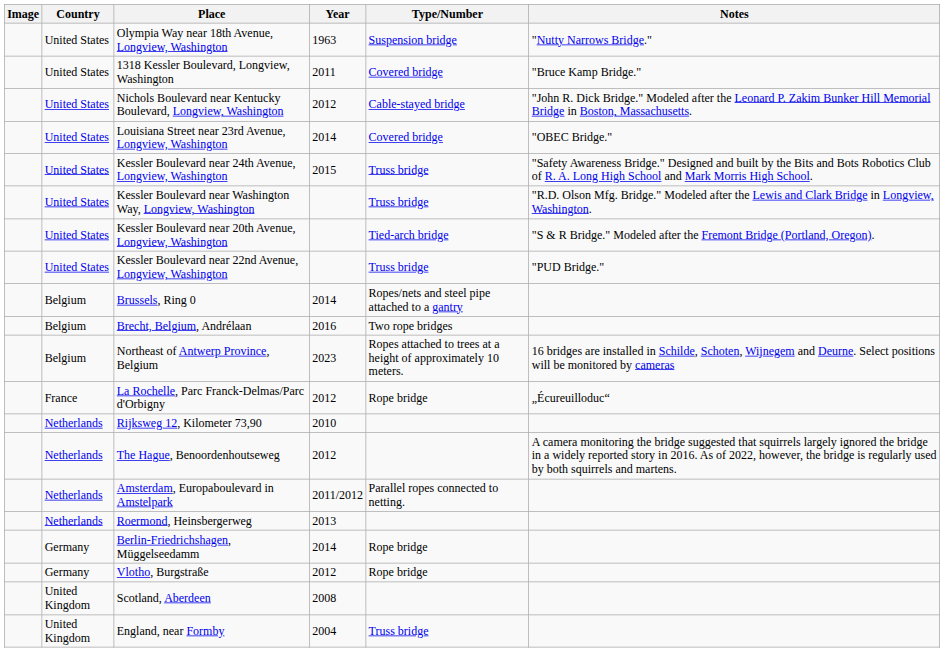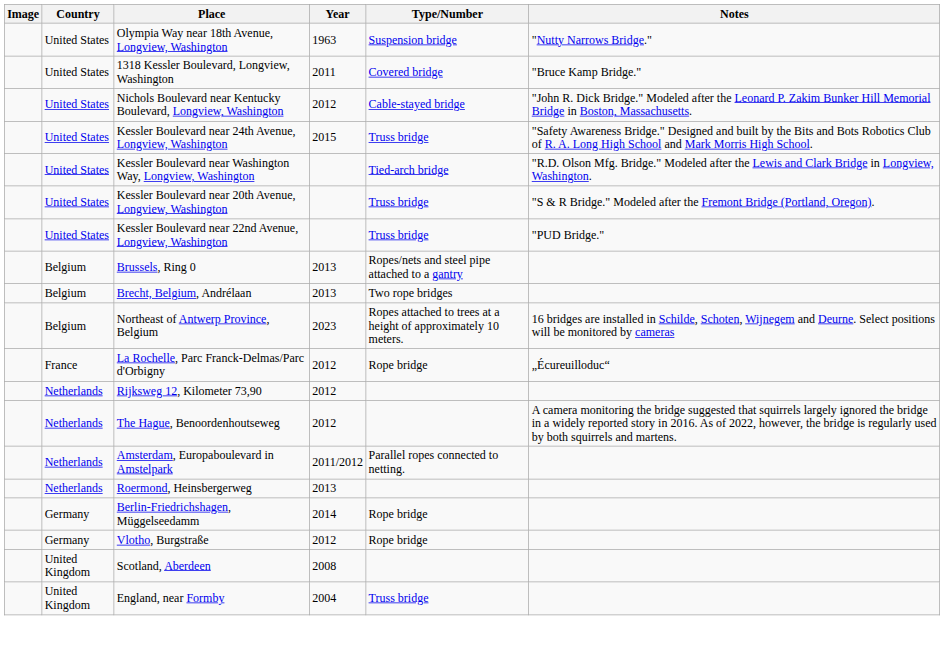- row: (201, 137)
(399, 202) Truss bridge -> (409, 169) Tied-arch bridge
(409, 234) Tied-arch bridge -> (399, 202) Truss bridge
(324, 300) 2014 -> (324, 267) 2013
(324, 325) 2016 -> (324, 293) 2013
(324, 423) 2010 -> (324, 390) 2012
